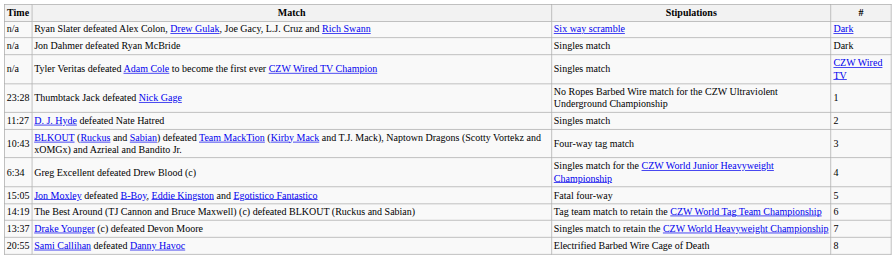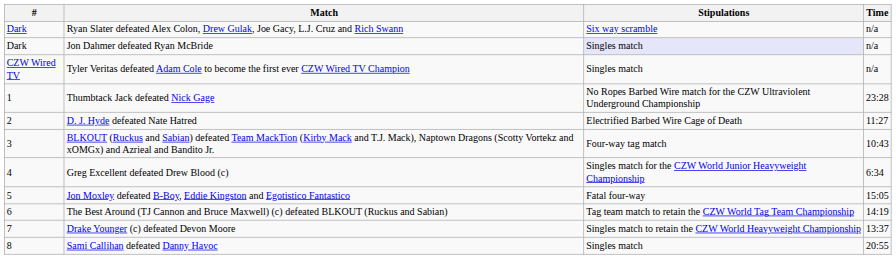columns swapped: (861, 12) <-> (18, 12)
(582, 46) no background -> (614, 46) lavender background
(582, 120) Singles match -> (664, 120) Electrified Barbed Wire Cage of Death
(632, 245) Electrified Barbed Wire Cage of Death -> (614, 245) Singles match
